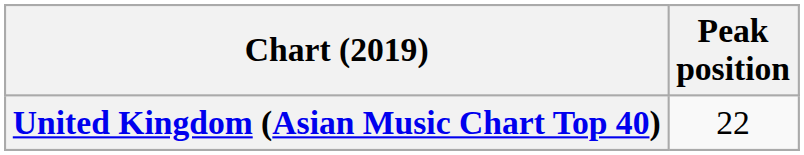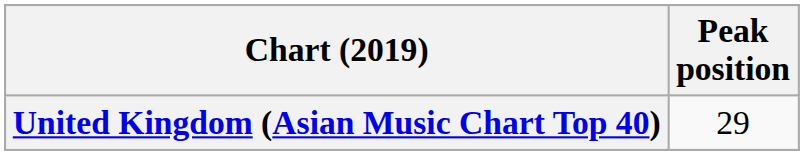(733, 122) 22 -> (733, 122) 29
